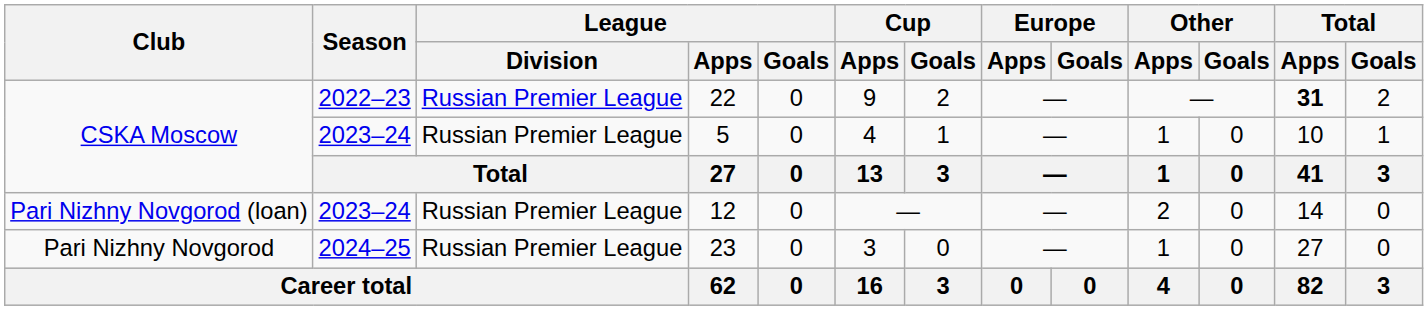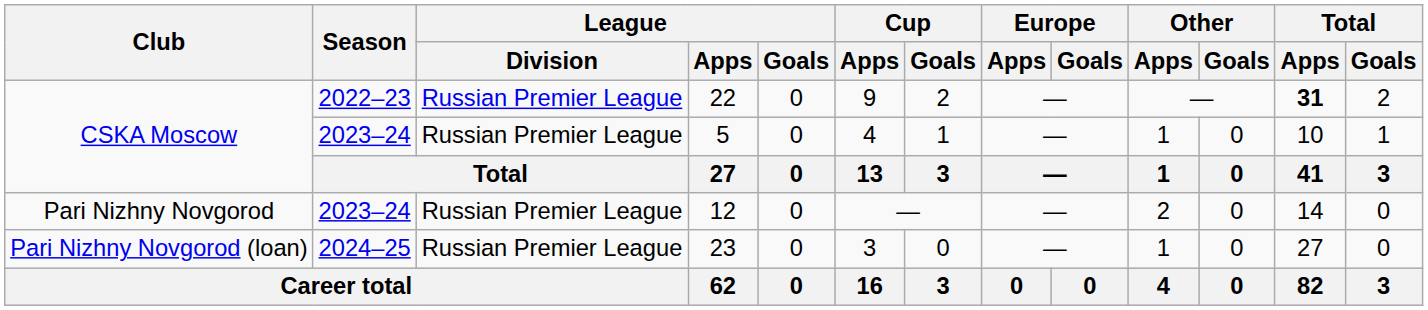(159, 211) Pari Nizhny Novgorod (loan) -> (159, 211) Pari Nizhny Novgorod
(159, 248) Pari Nizhny Novgorod -> (159, 248) Pari Nizhny Novgorod (loan)
